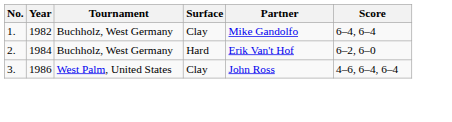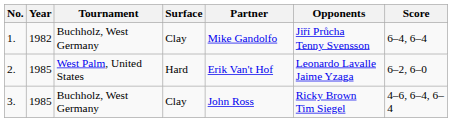+ column: (339, 13)
(40, 49) 1984 -> (40, 69) 1985
(115, 49) Buchholz, West Germany -> (99, 69) West Palm, United States
(40, 68) 1986 -> (40, 101) 1985
(114, 68) West Palm, United States -> (92, 101) Buchholz, West Germany
